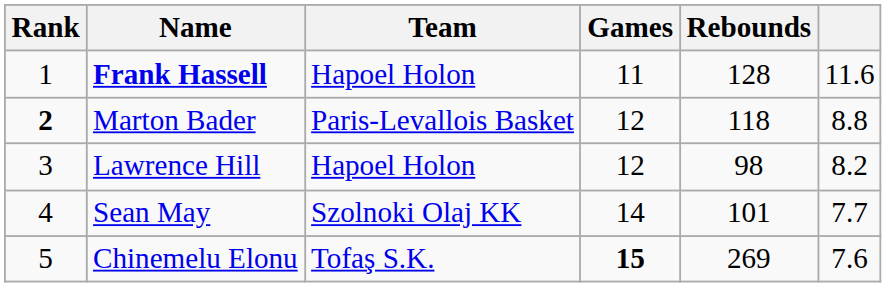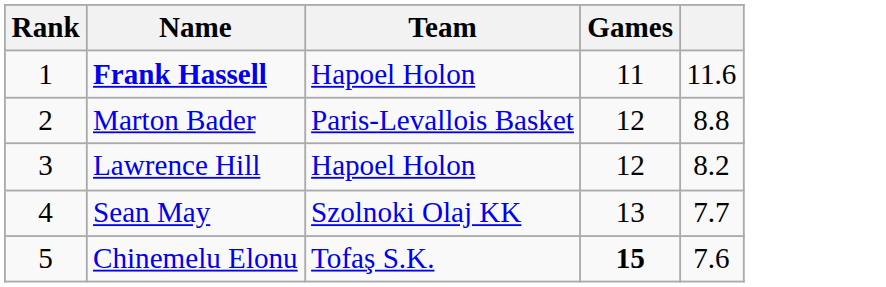- column: (749, 27)
(46, 119) bold -> (46, 119) normal
(630, 212) 14 -> (630, 212) 13
